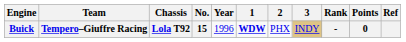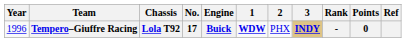columns swapped: (224, 13) <-> (22, 13)
(202, 29) 15 -> (192, 29) 17
(307, 29) normal -> (307, 29) bold
